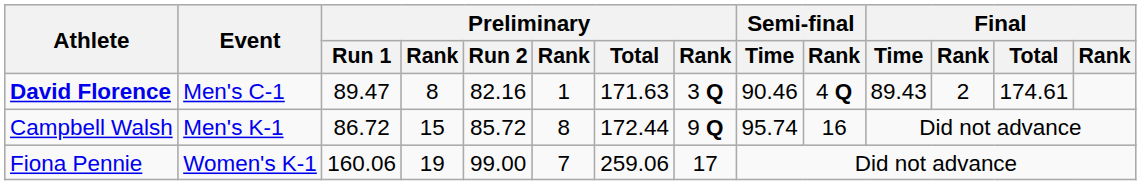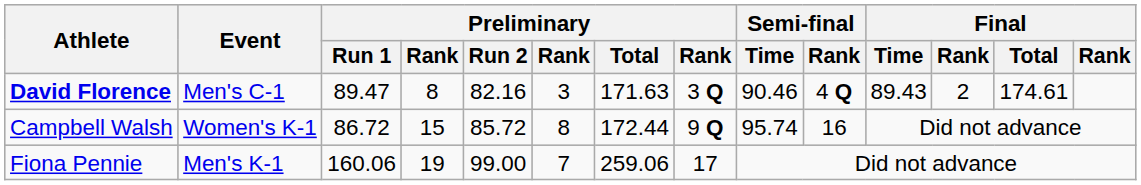(564, 92) 1 -> (564, 92) 3
(233, 127) Men's K-1 -> (250, 127) Women's K-1
(250, 163) Women's K-1 -> (233, 163) Men's K-1
